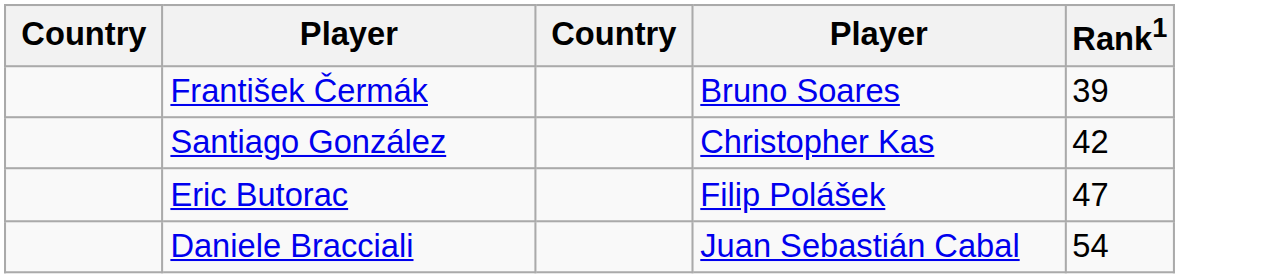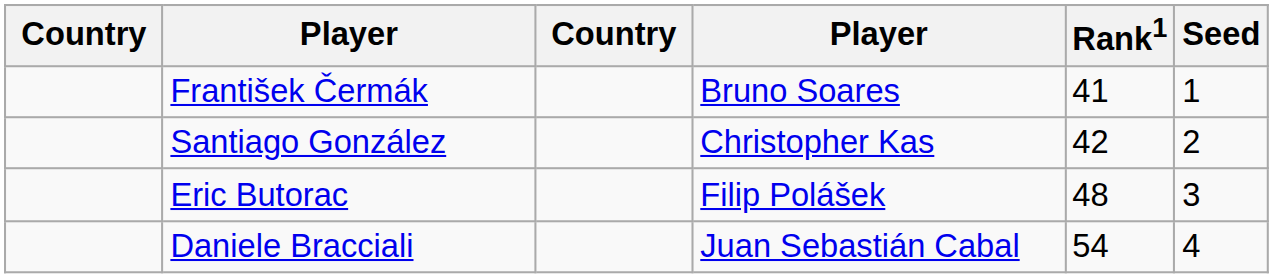+ column: (1221, 34)
(1090, 90) 39 -> (1090, 90) 41
(1090, 194) 47 -> (1090, 194) 48
